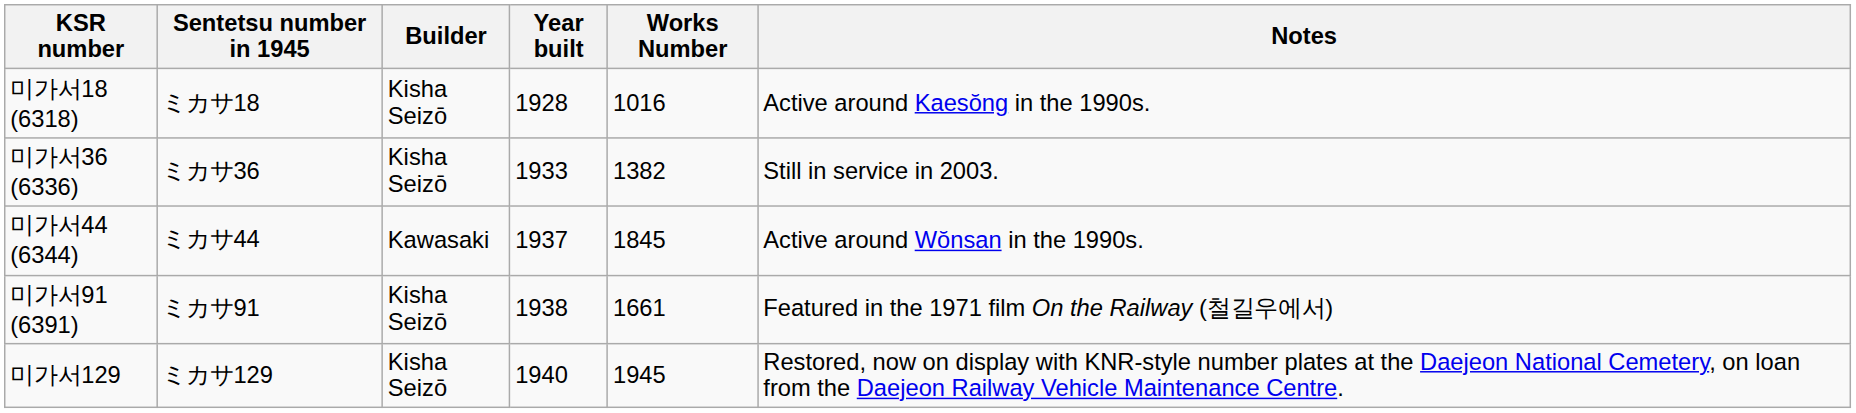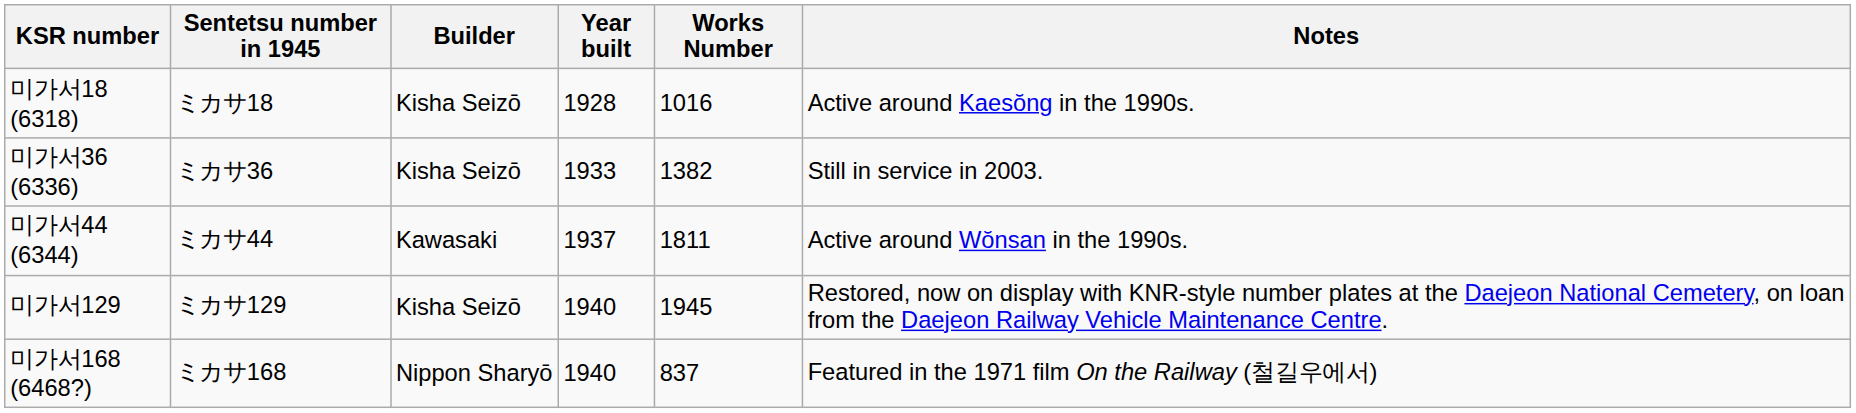(639, 240) 1845 -> (685, 240) 1811
- row: (59, 309)
+ row: (65, 373)
